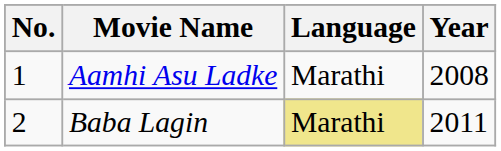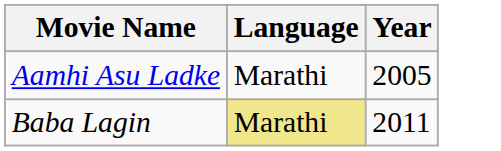- column: (34, 27)
(459, 74) 2008 -> (402, 74) 2005
